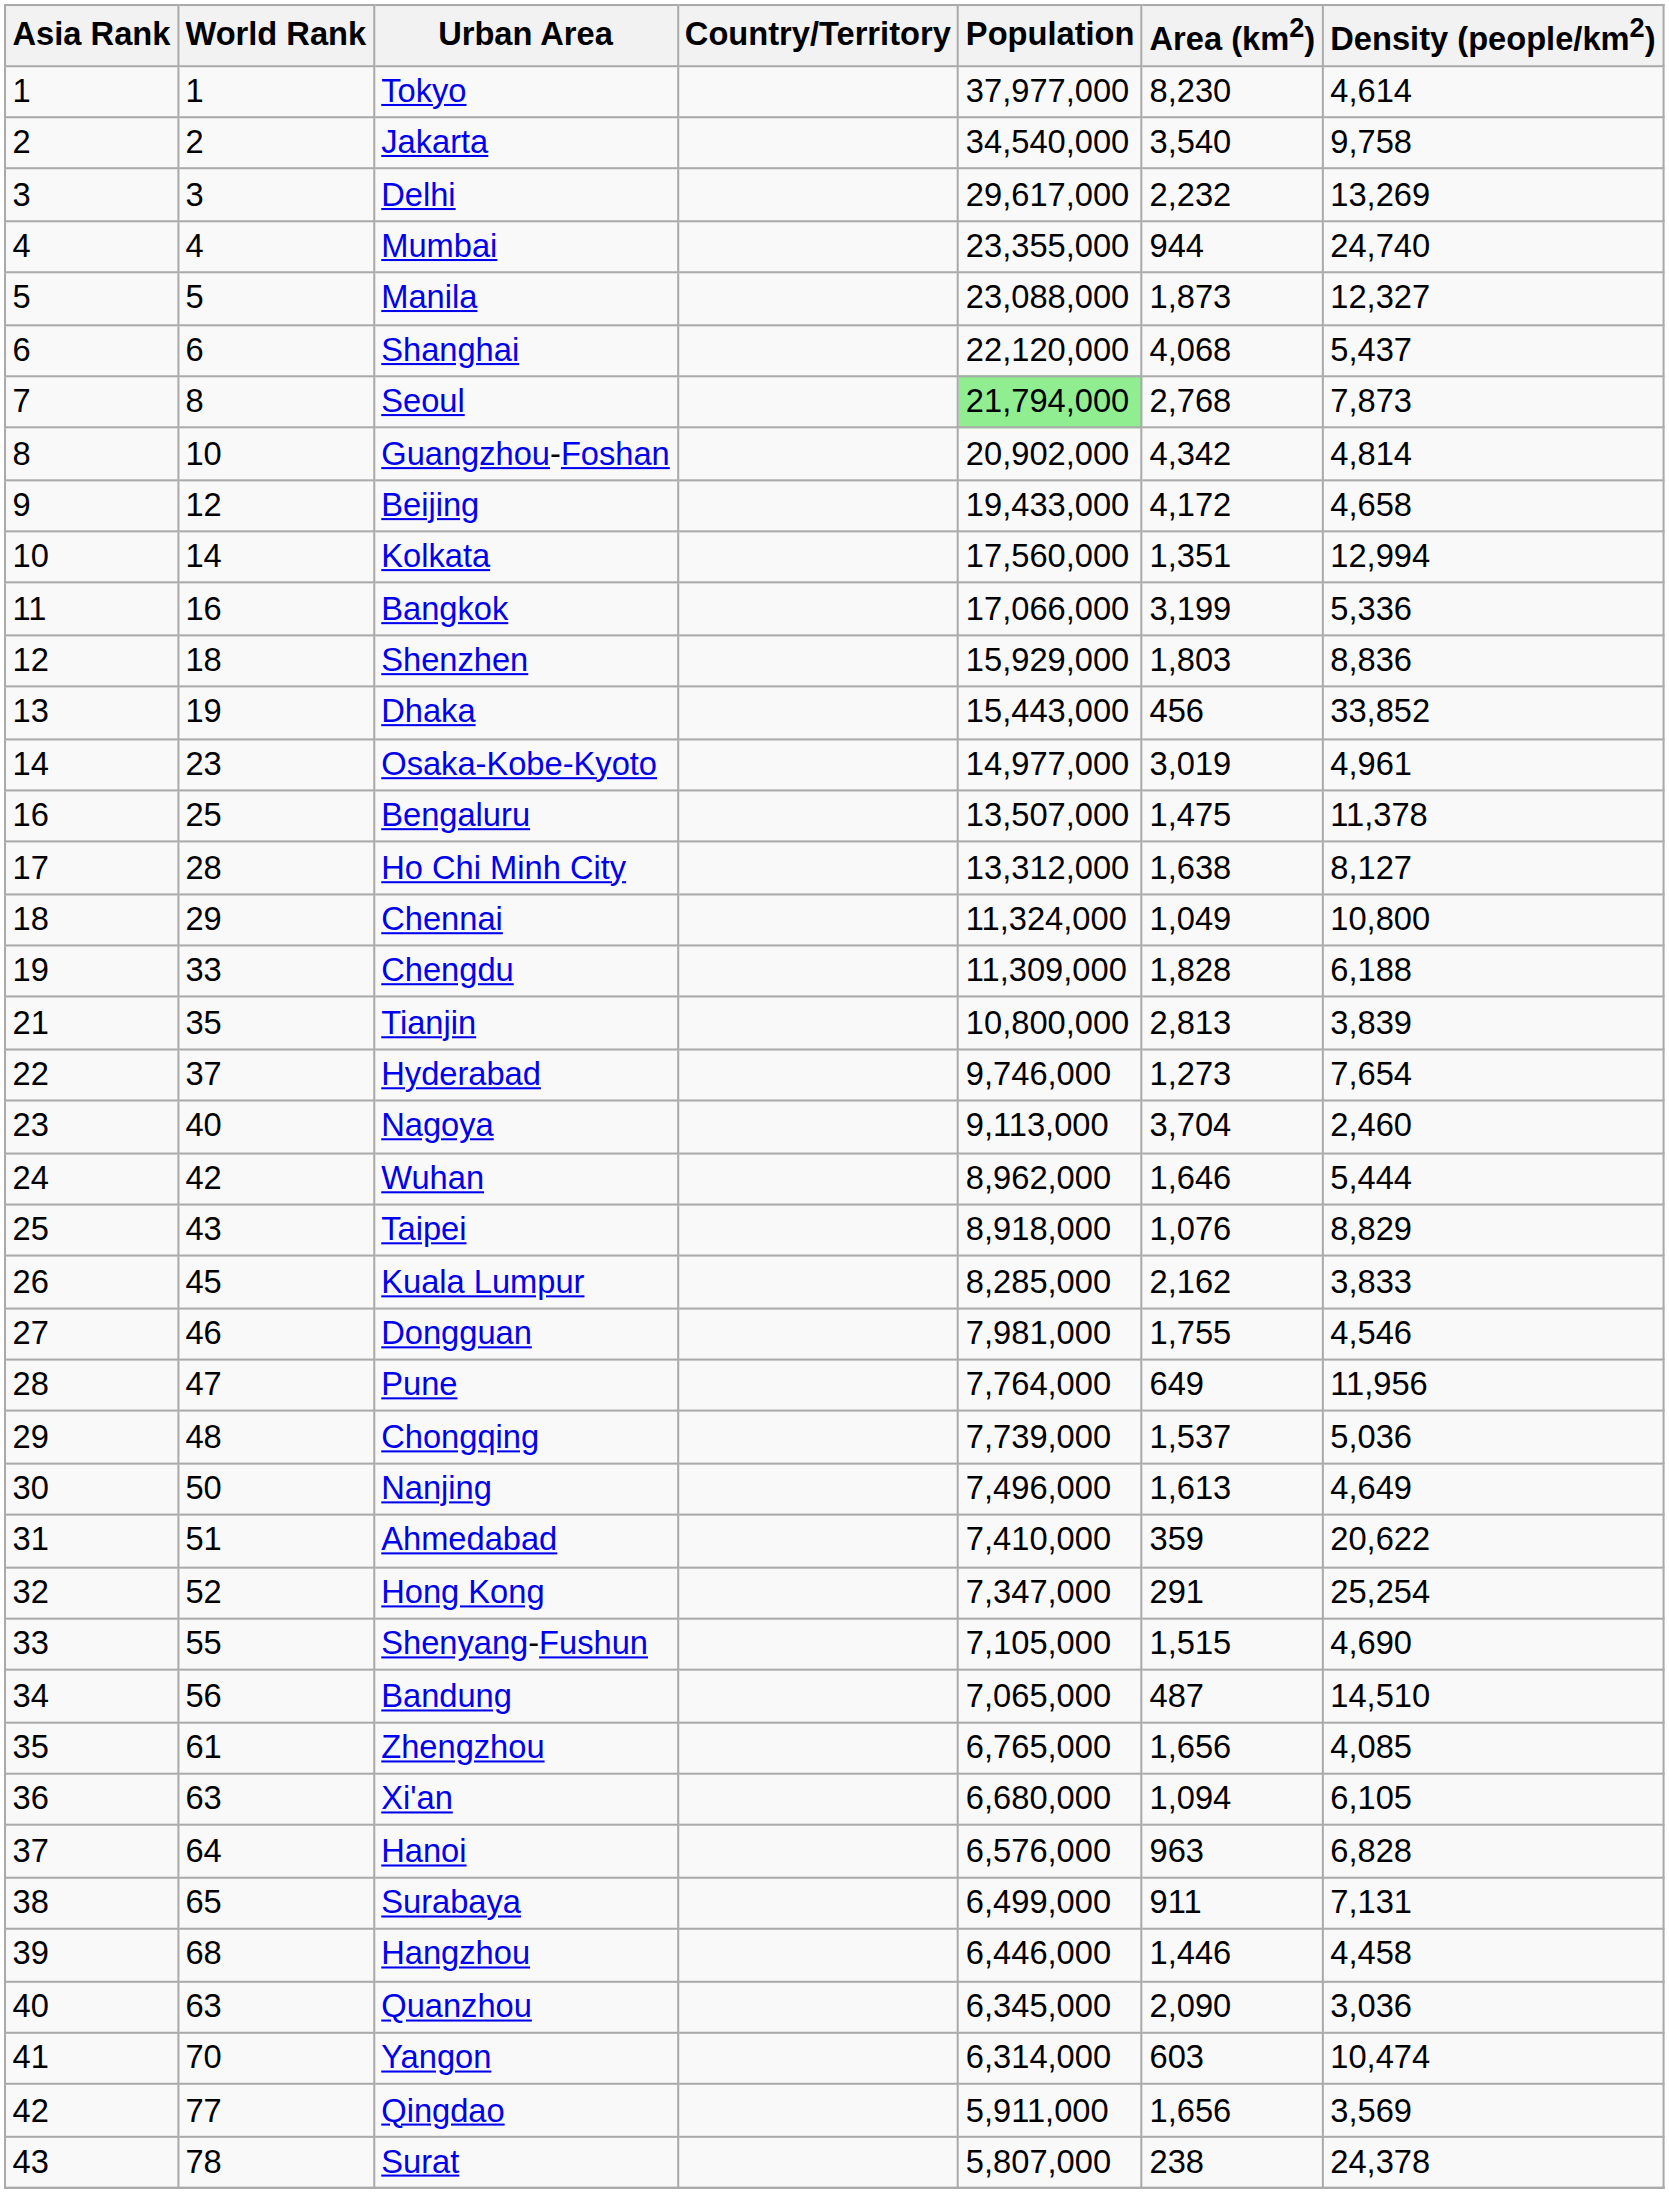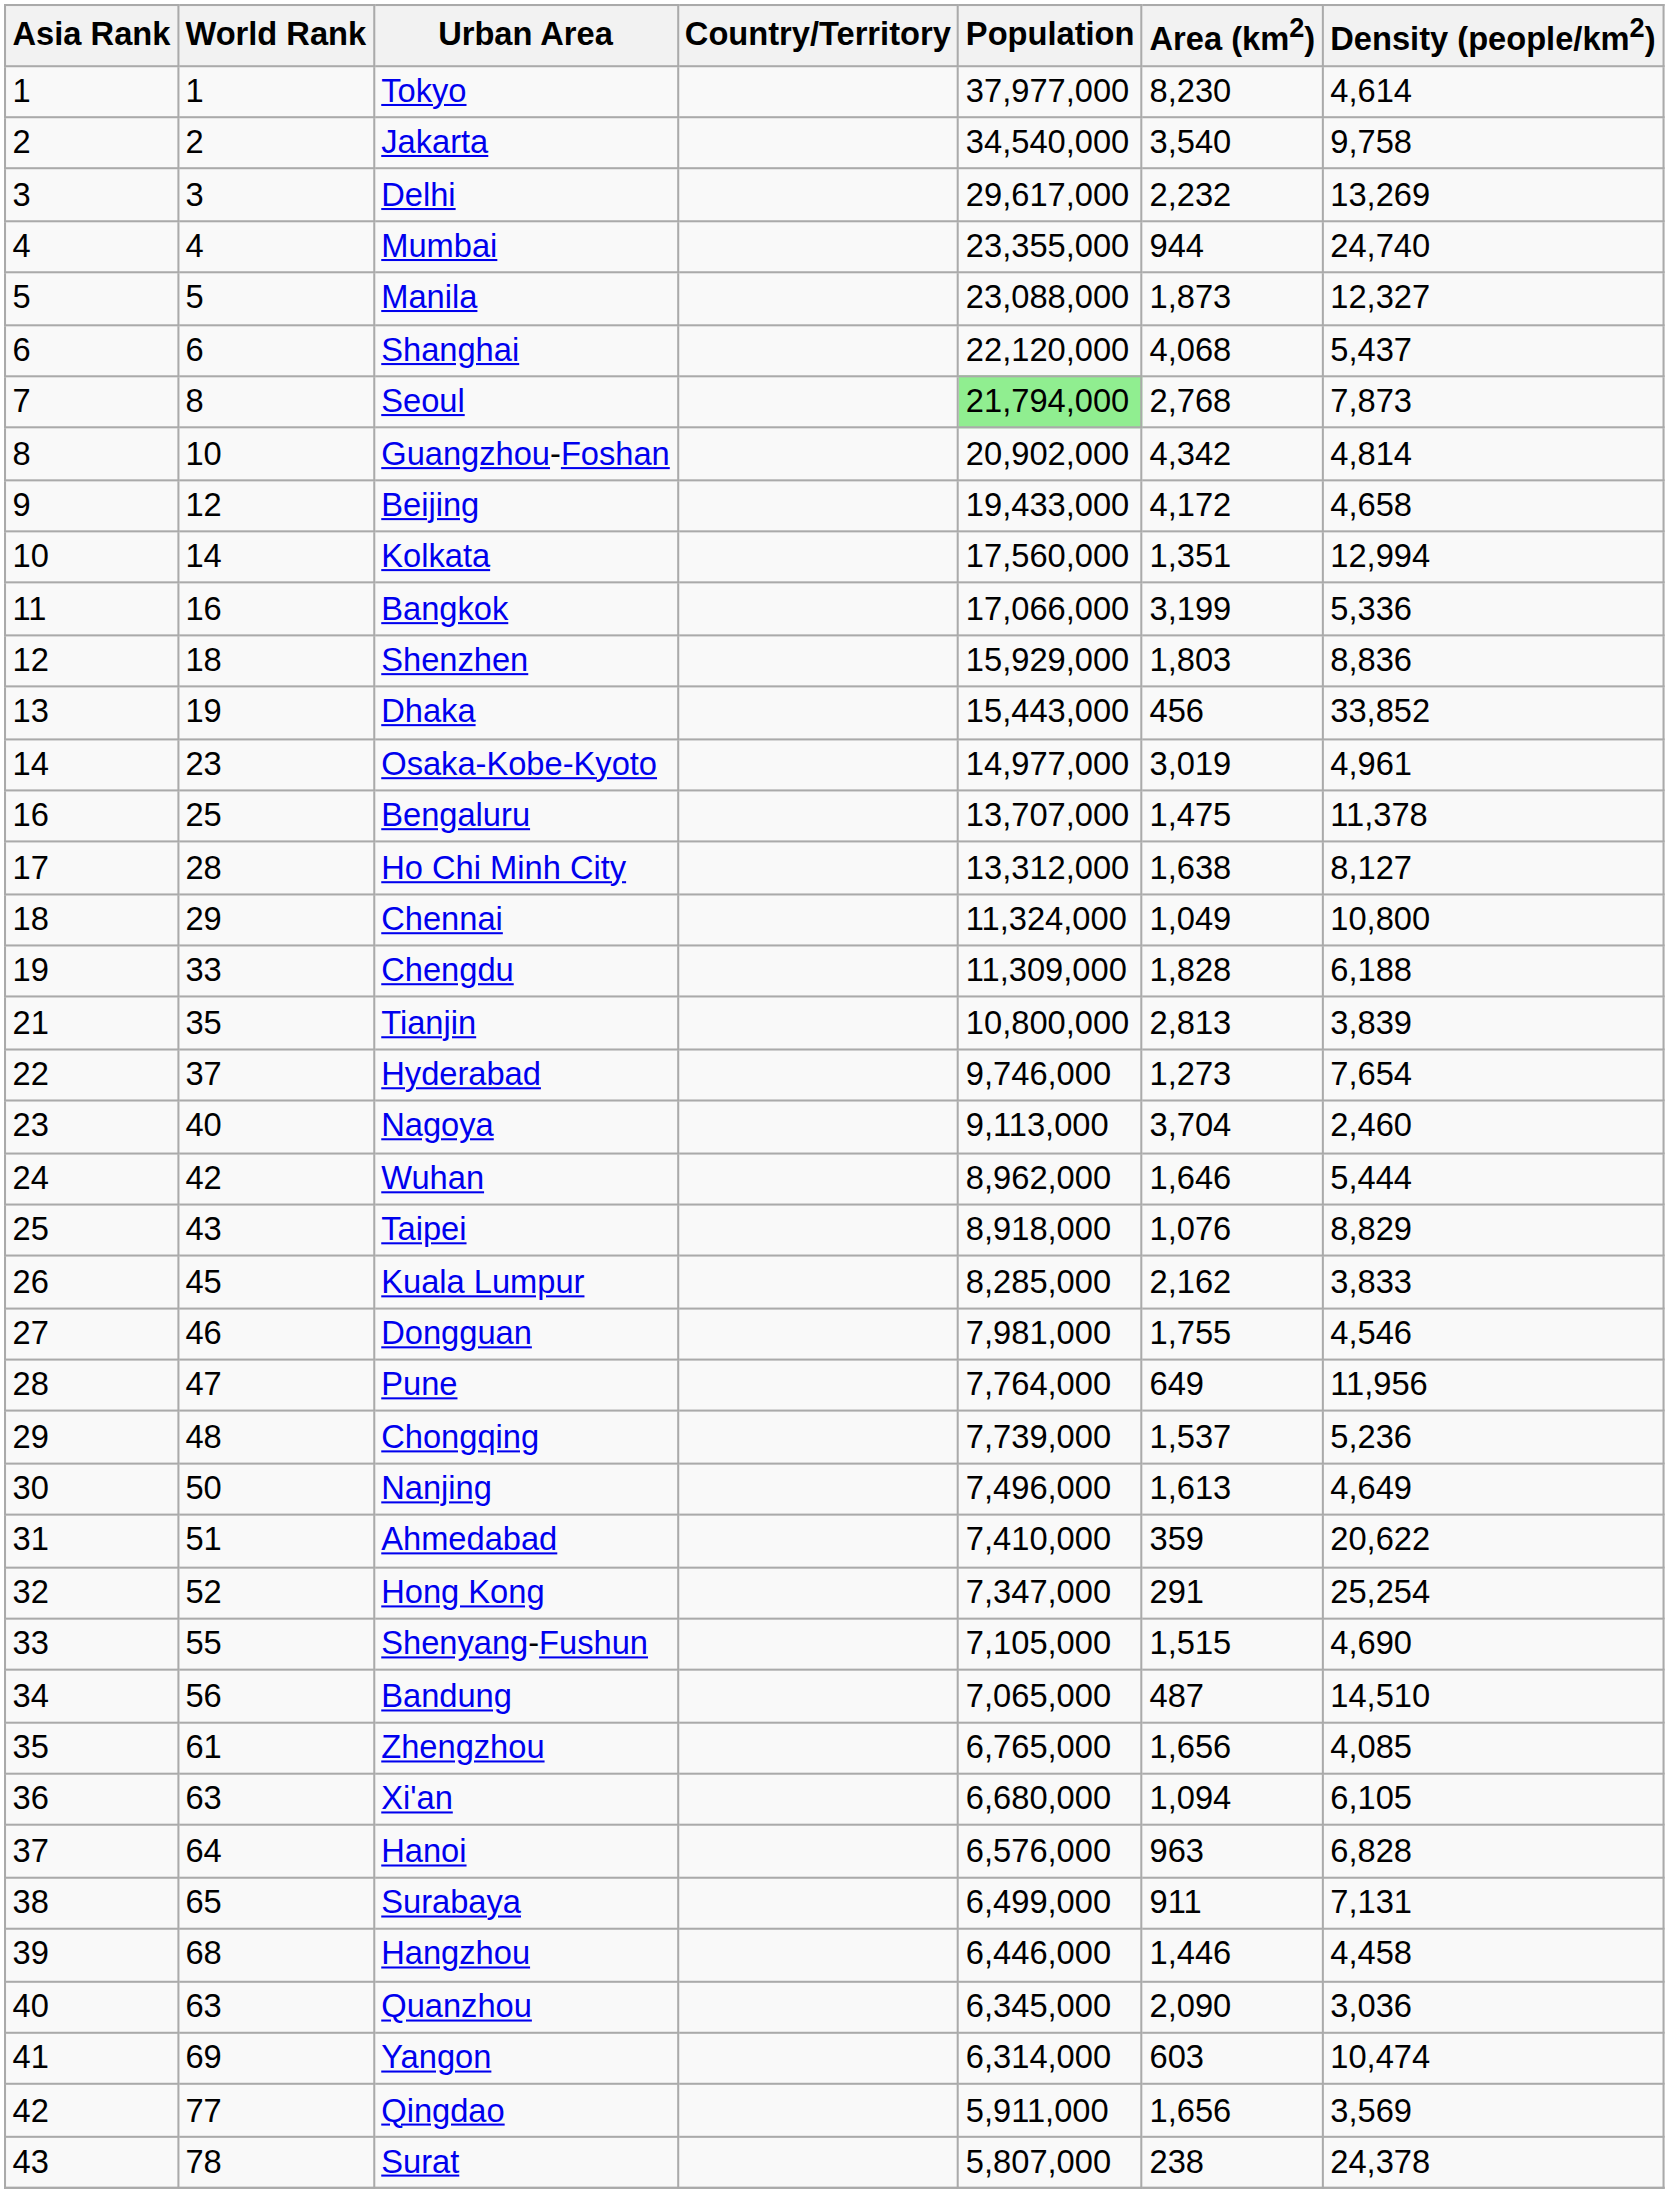(1048, 815) 13,507,000 -> (1048, 815) 13,707,000
(1371, 1436) 5,036 -> (1371, 1436) 5,236
(204, 2058) 70 -> (204, 2058) 69
